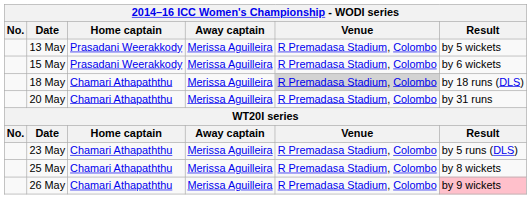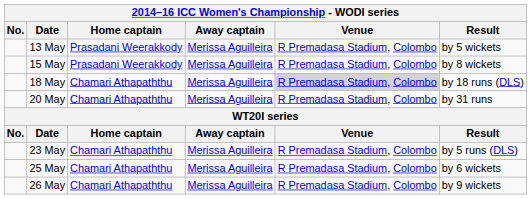(471, 64) by 6 wickets -> (471, 64) by 8 wickets
(471, 168) by 8 wickets -> (471, 168) by 6 wickets
(471, 185) pink background -> (471, 185) no background
